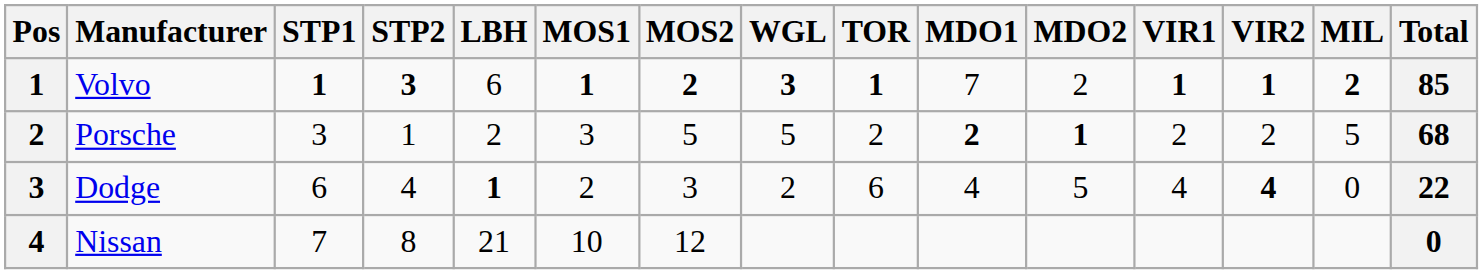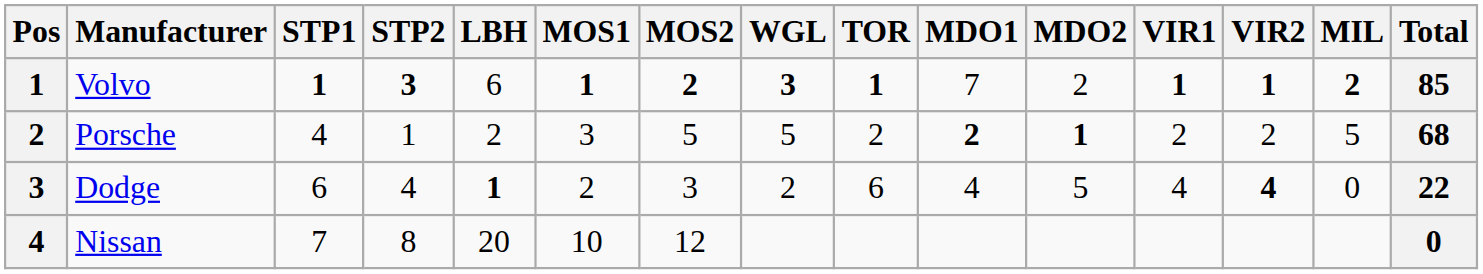(319, 136) 3 -> (319, 136) 4
(494, 241) 21 -> (494, 241) 20
